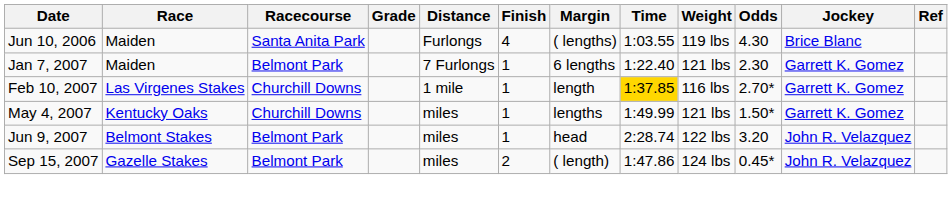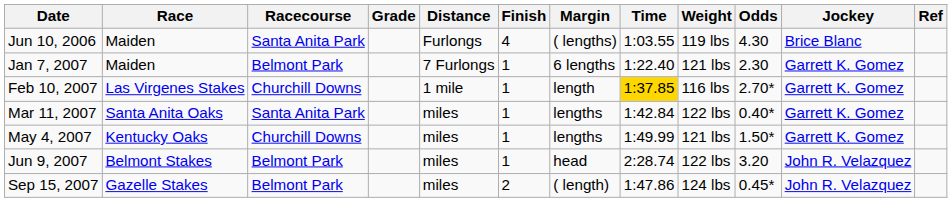+ row: (52, 112)
